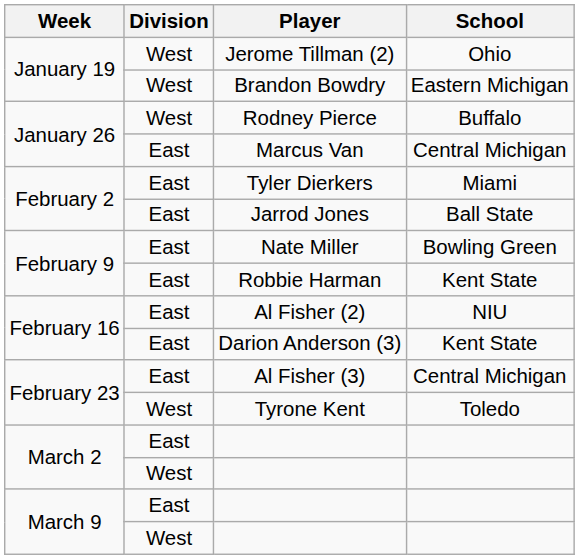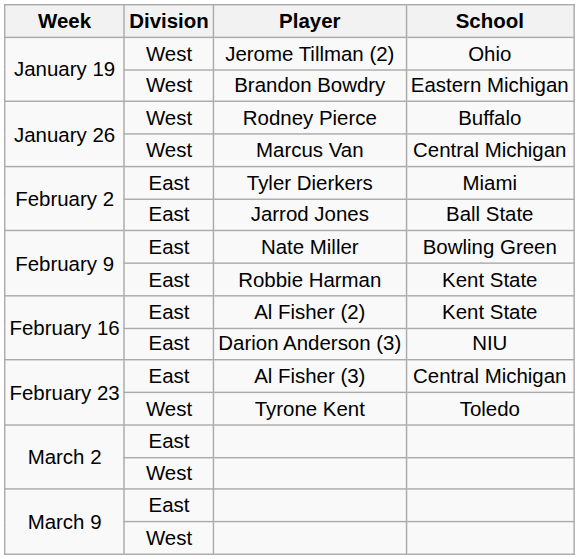(169, 150) East -> (169, 150) West
(490, 312) NIU -> (490, 312) Kent State
(490, 344) Kent State -> (490, 344) NIU
